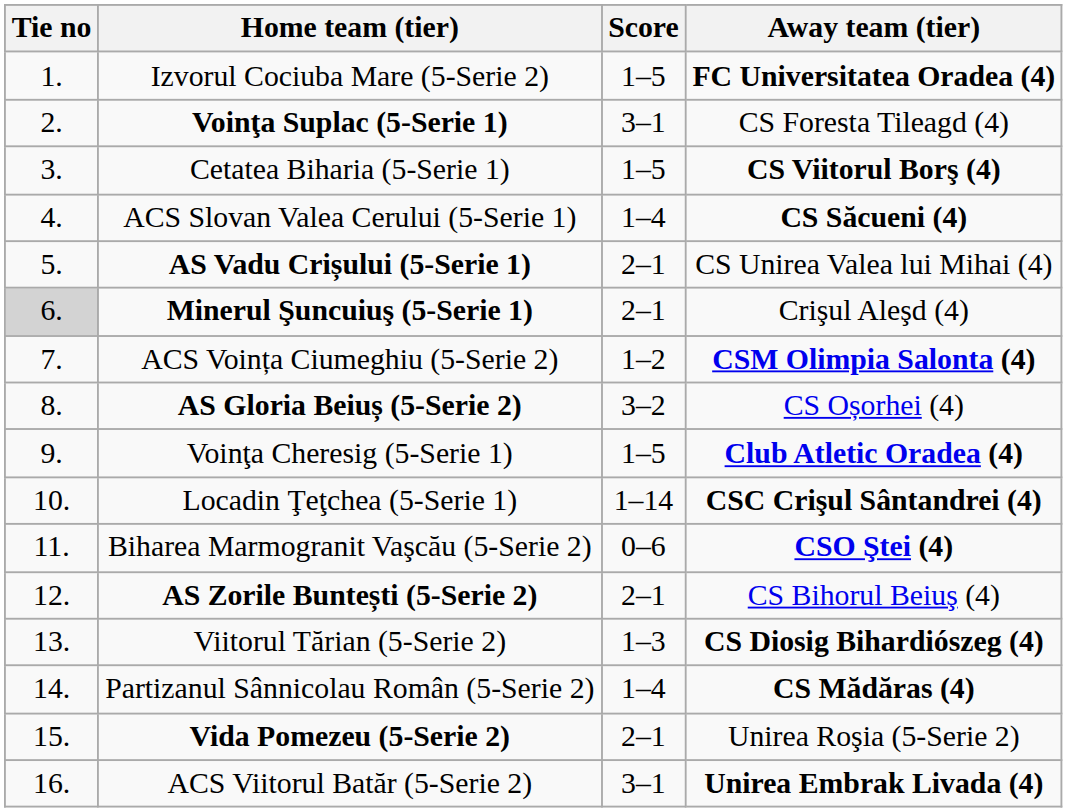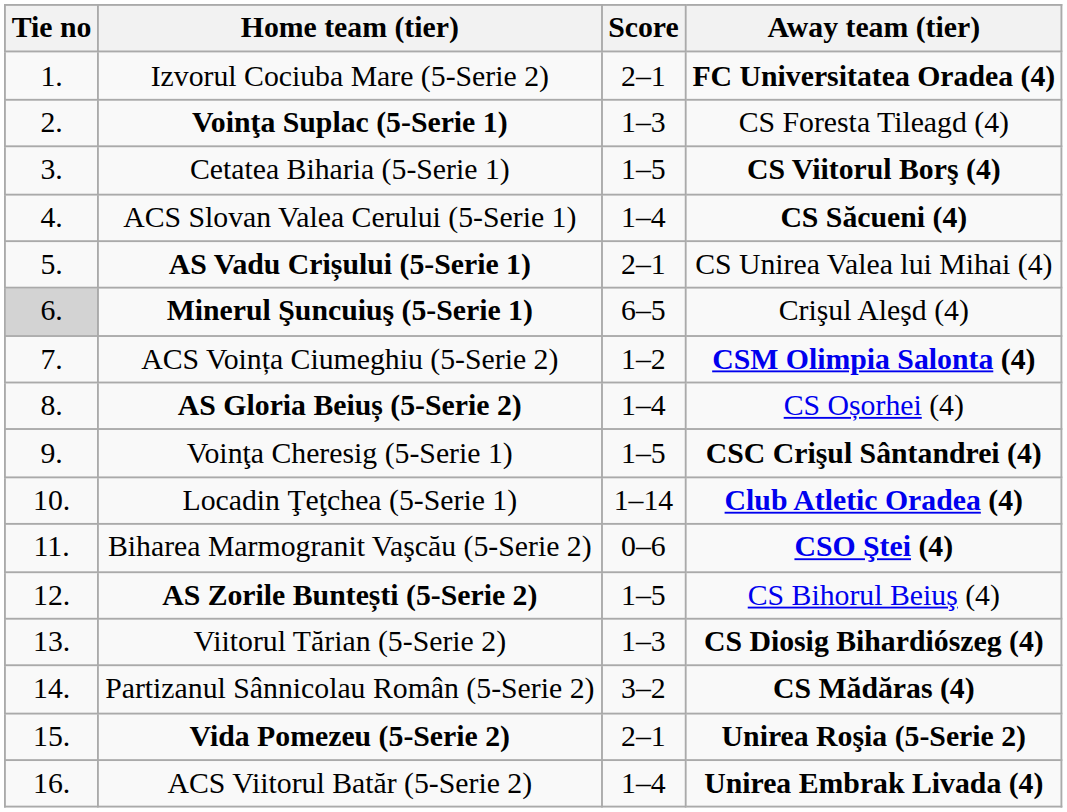(643, 75) 1–5 -> (643, 75) 2–1
(643, 122) 3–1 -> (643, 122) 1–3
(643, 311) 2–1 -> (643, 311) 6–5
(643, 405) 3–2 -> (643, 405) 1–4
(874, 452) Club Atletic Oradea (4) -> (874, 452) CSC Crişul Sântandrei (4)
(874, 500) CSC Crişul Sântandrei (4) -> (874, 500) Club Atletic Oradea (4)
(643, 594) 2–1 -> (643, 594) 1–5
(643, 688) 1–4 -> (643, 688) 3–2
(874, 736) normal -> (874, 736) bold
(643, 783) 3–1 -> (643, 783) 1–4
